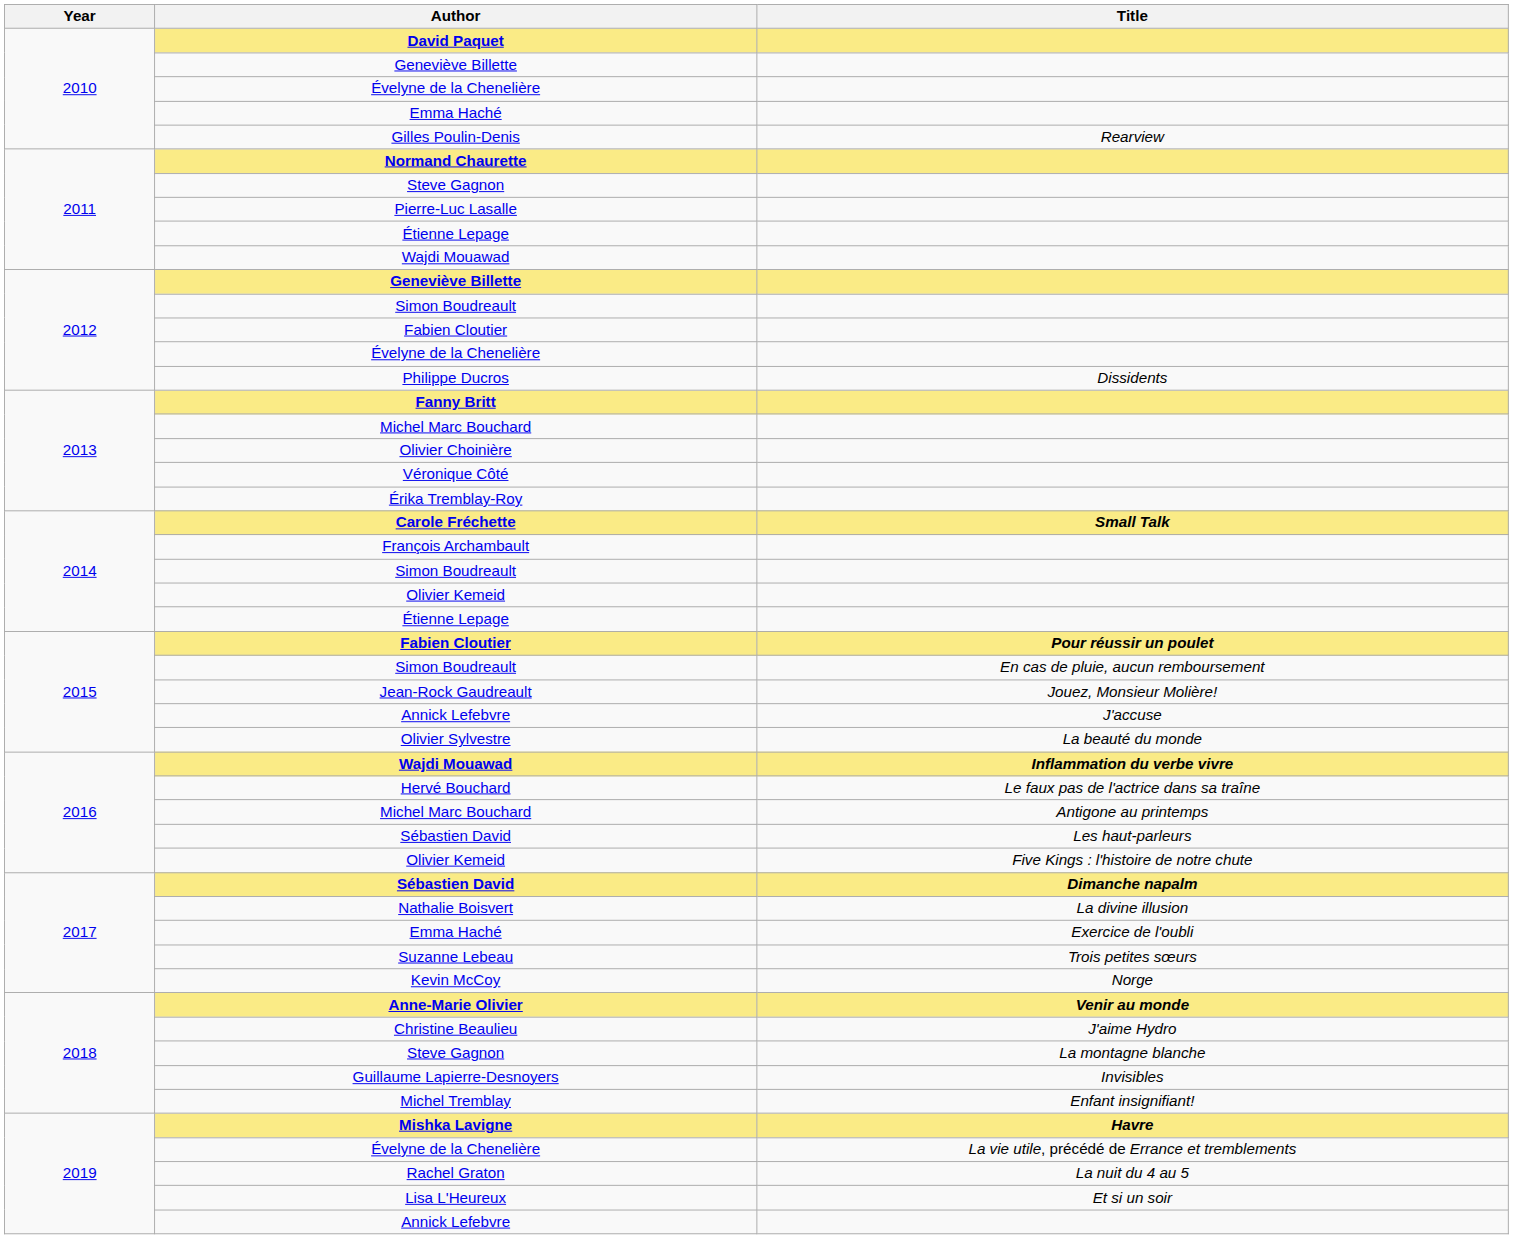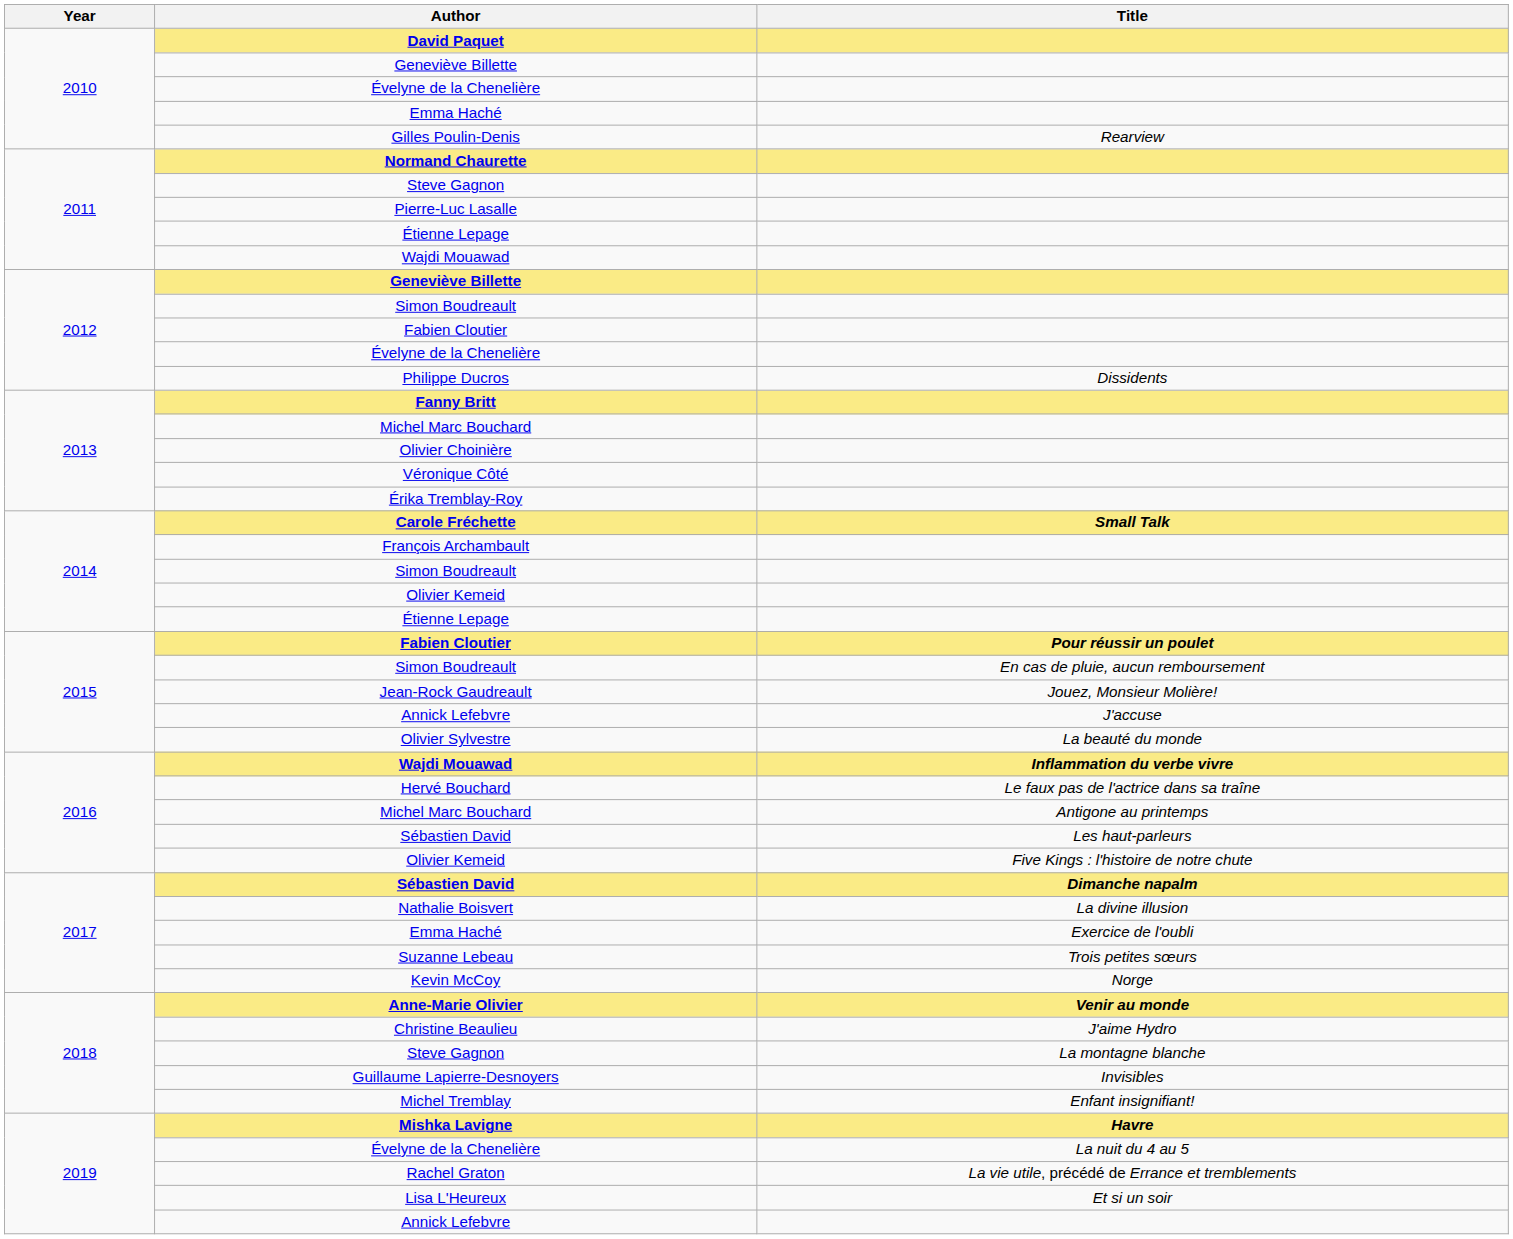(1132, 1149) La vie utile, précédé de Errance et tremblements -> (1132, 1149) La nuit du 4 au 5
(1132, 1173) La nuit du 4 au 5 -> (1132, 1173) La vie utile, précédé de Errance et tremblements
